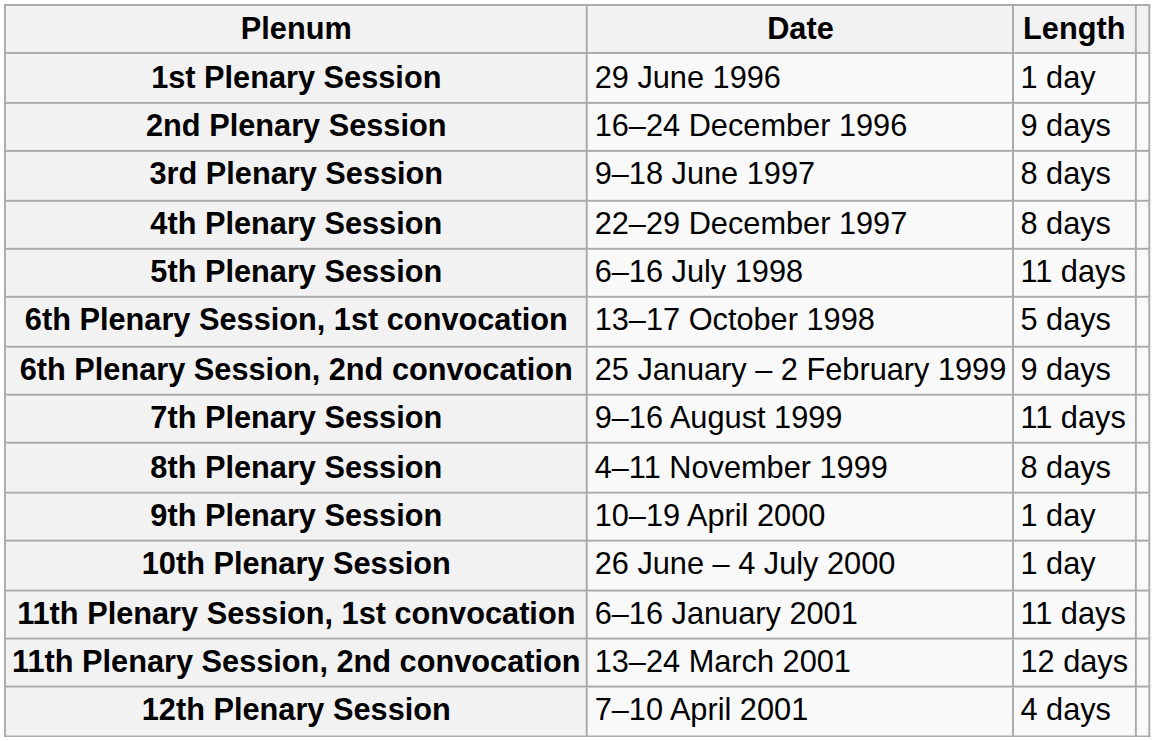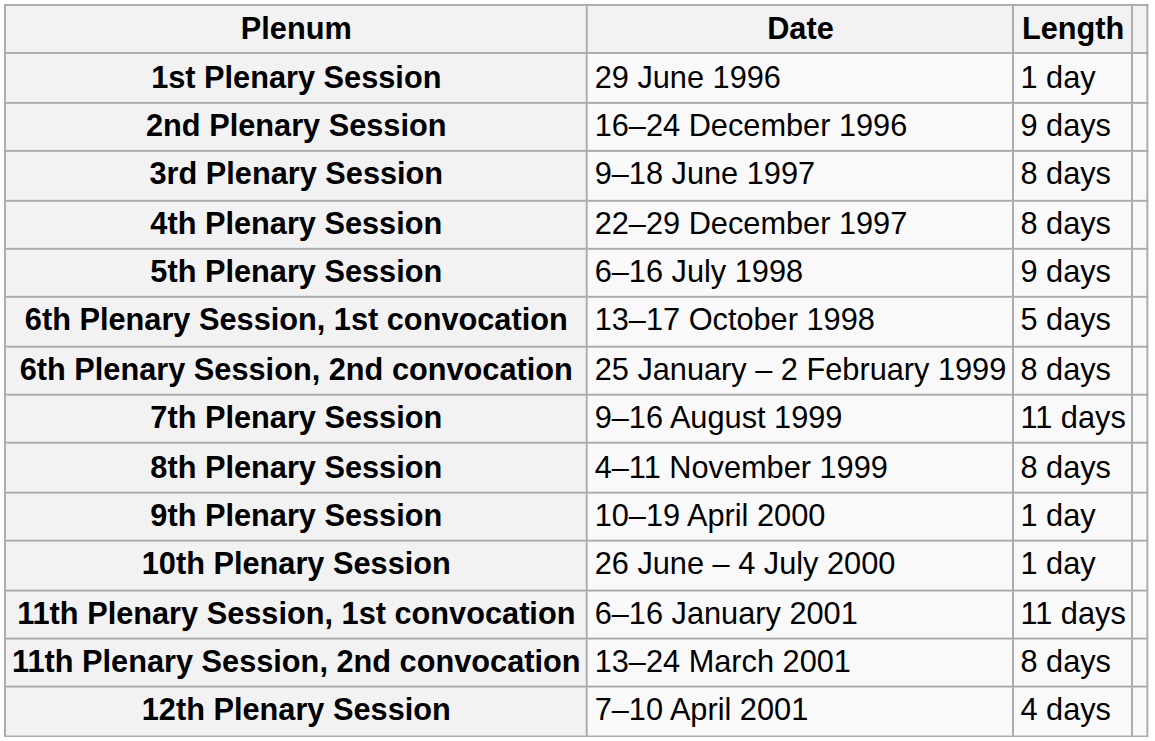(1073, 272) 11 days -> (1066, 272) 9 days
(1066, 369) 9 days -> (1066, 369) 8 days
(1074, 662) 12 days -> (1066, 662) 8 days
